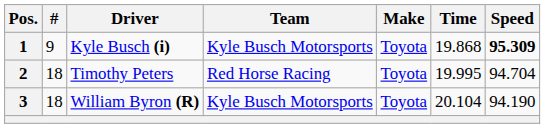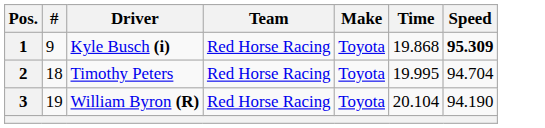(290, 46) Kyle Busch Motorsports -> (269, 46) Red Horse Racing
(54, 102) 18 -> (54, 102) 19
(290, 102) Kyle Busch Motorsports -> (269, 102) Red Horse Racing
